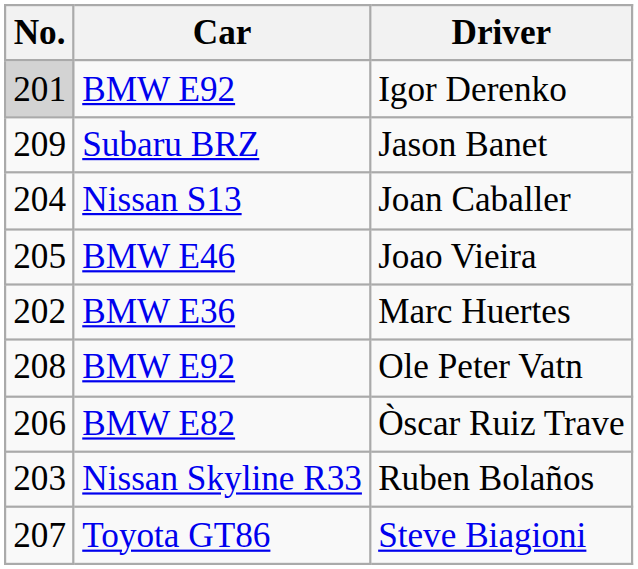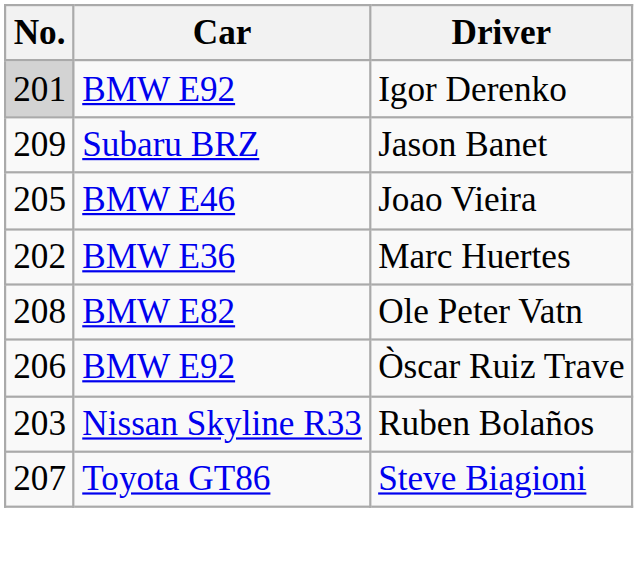- row: (474, 199)
(159, 367) BMW E92 -> (159, 311) BMW E82
(159, 423) BMW E82 -> (159, 367) BMW E92
